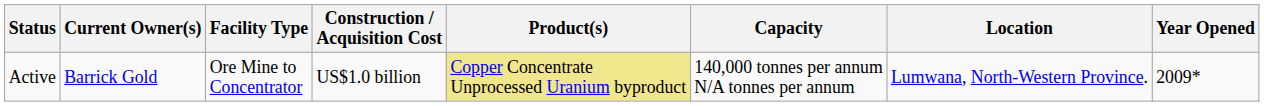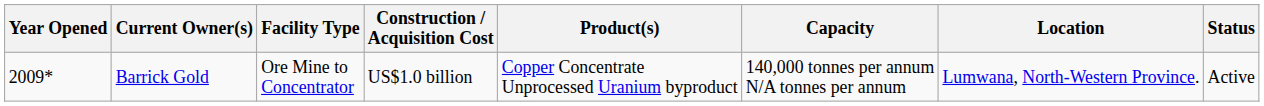columns swapped: (1206, 28) <-> (32, 28)
(568, 76) khaki background -> (620, 76) no background
